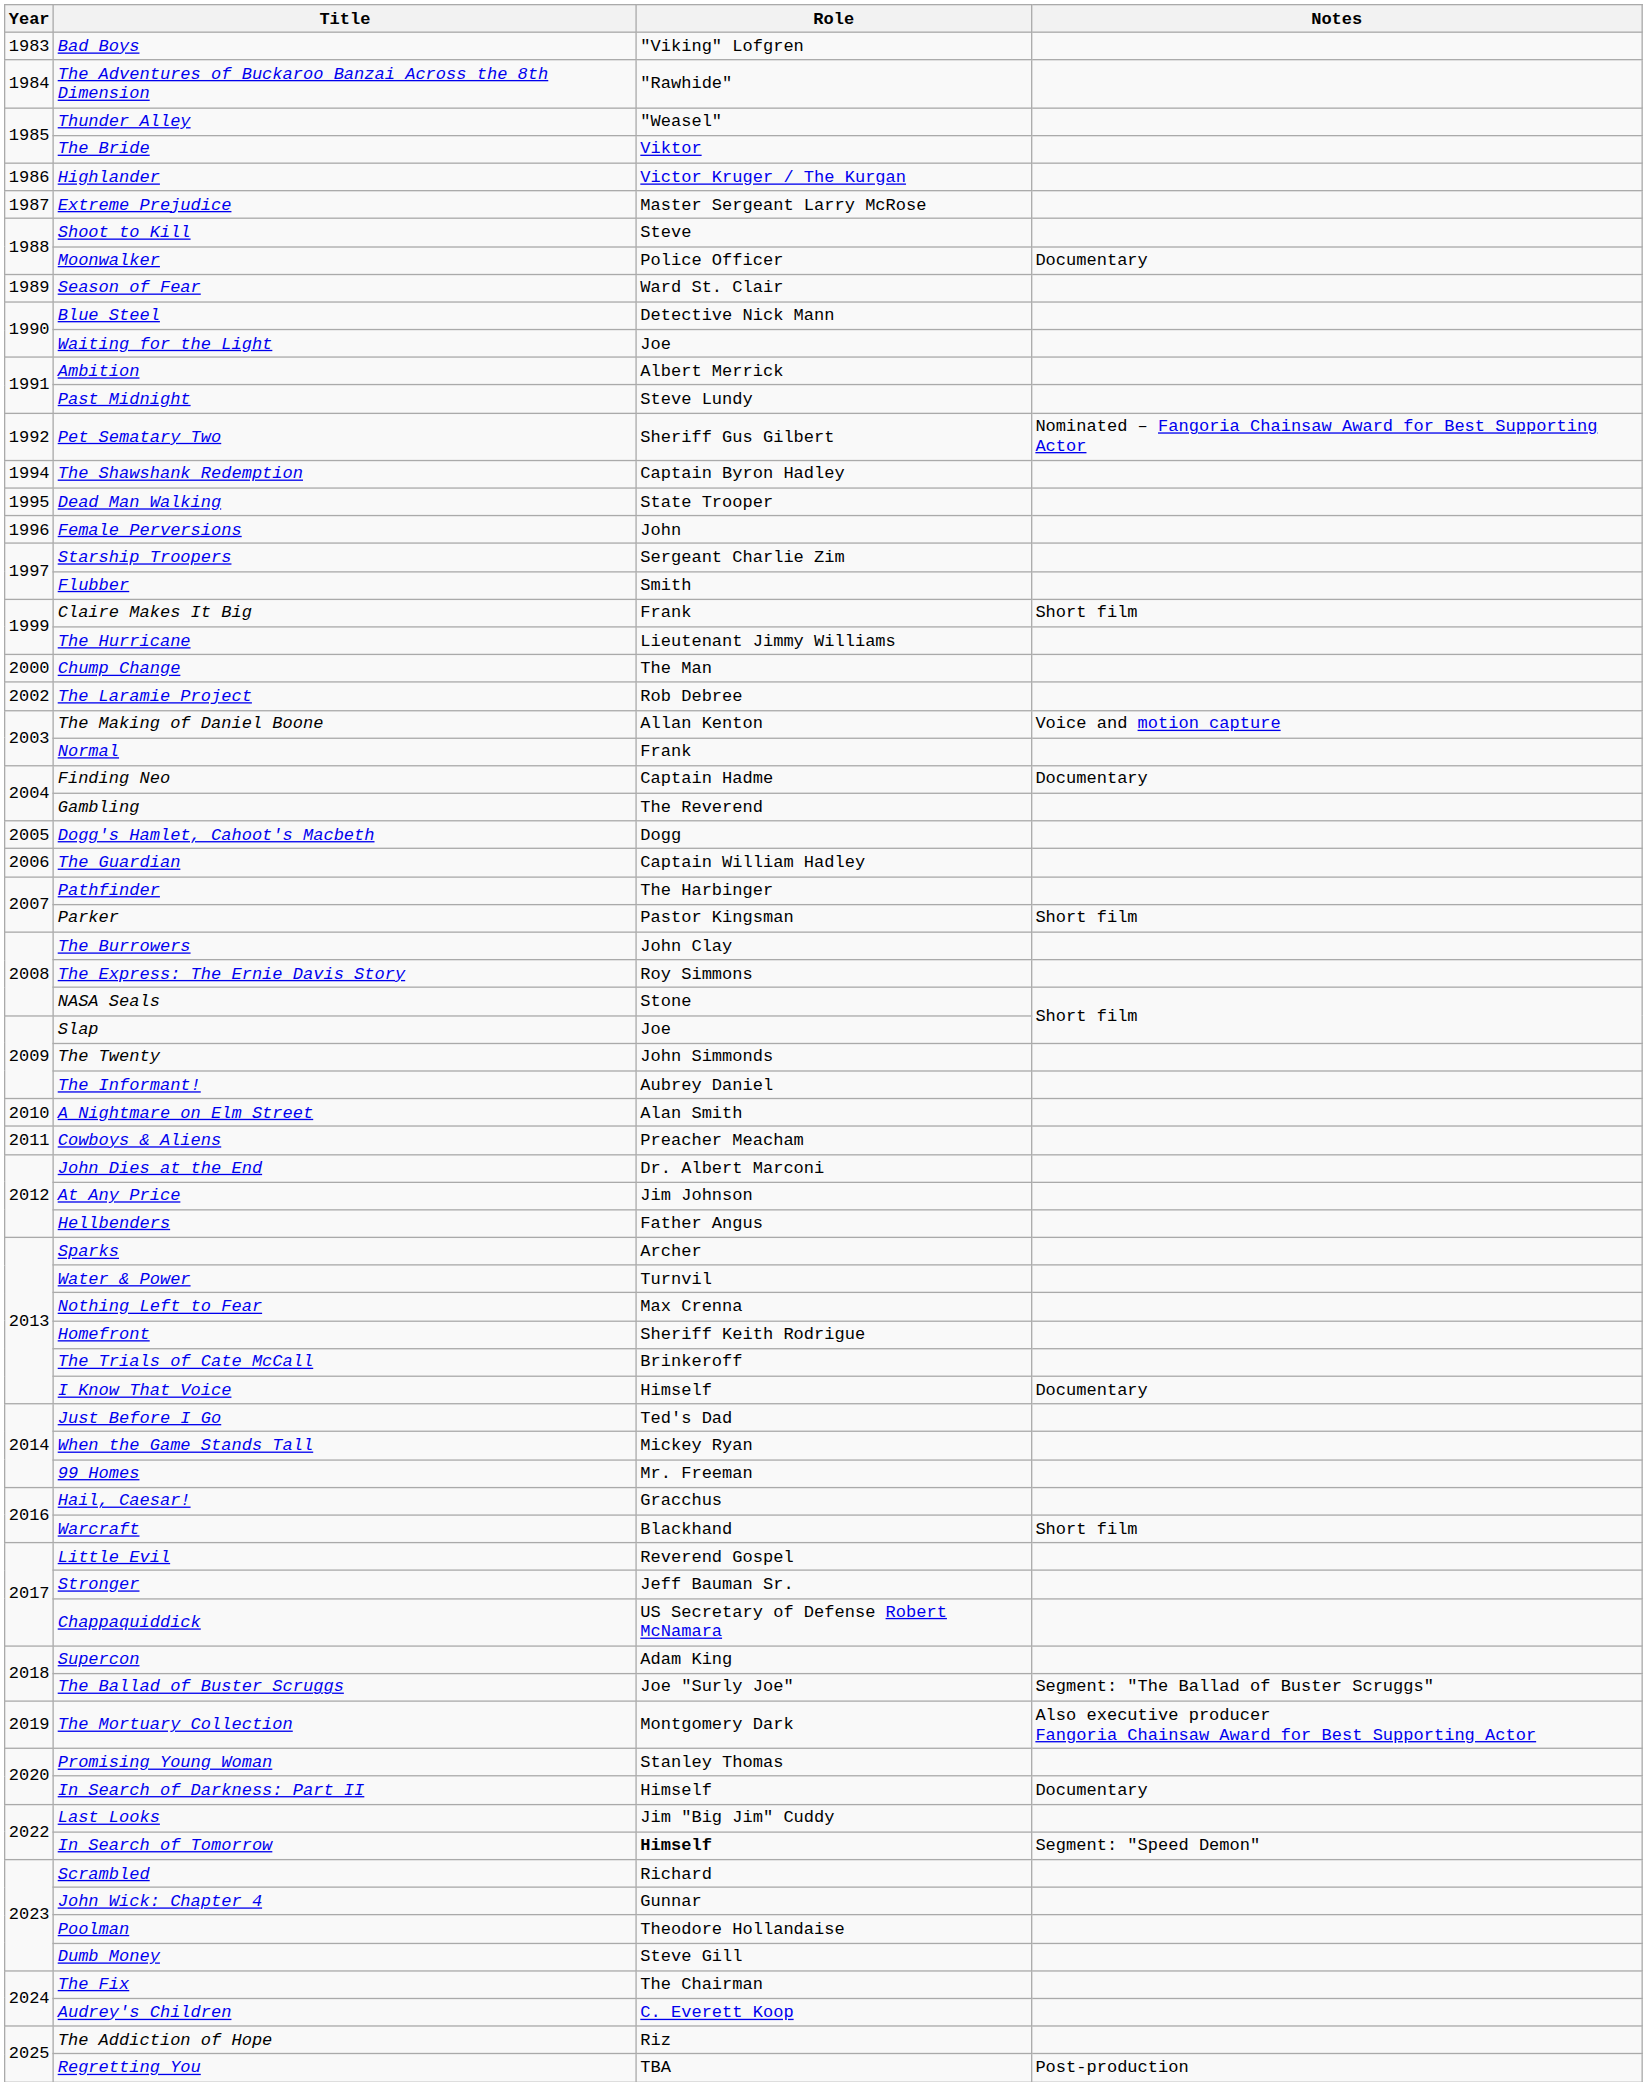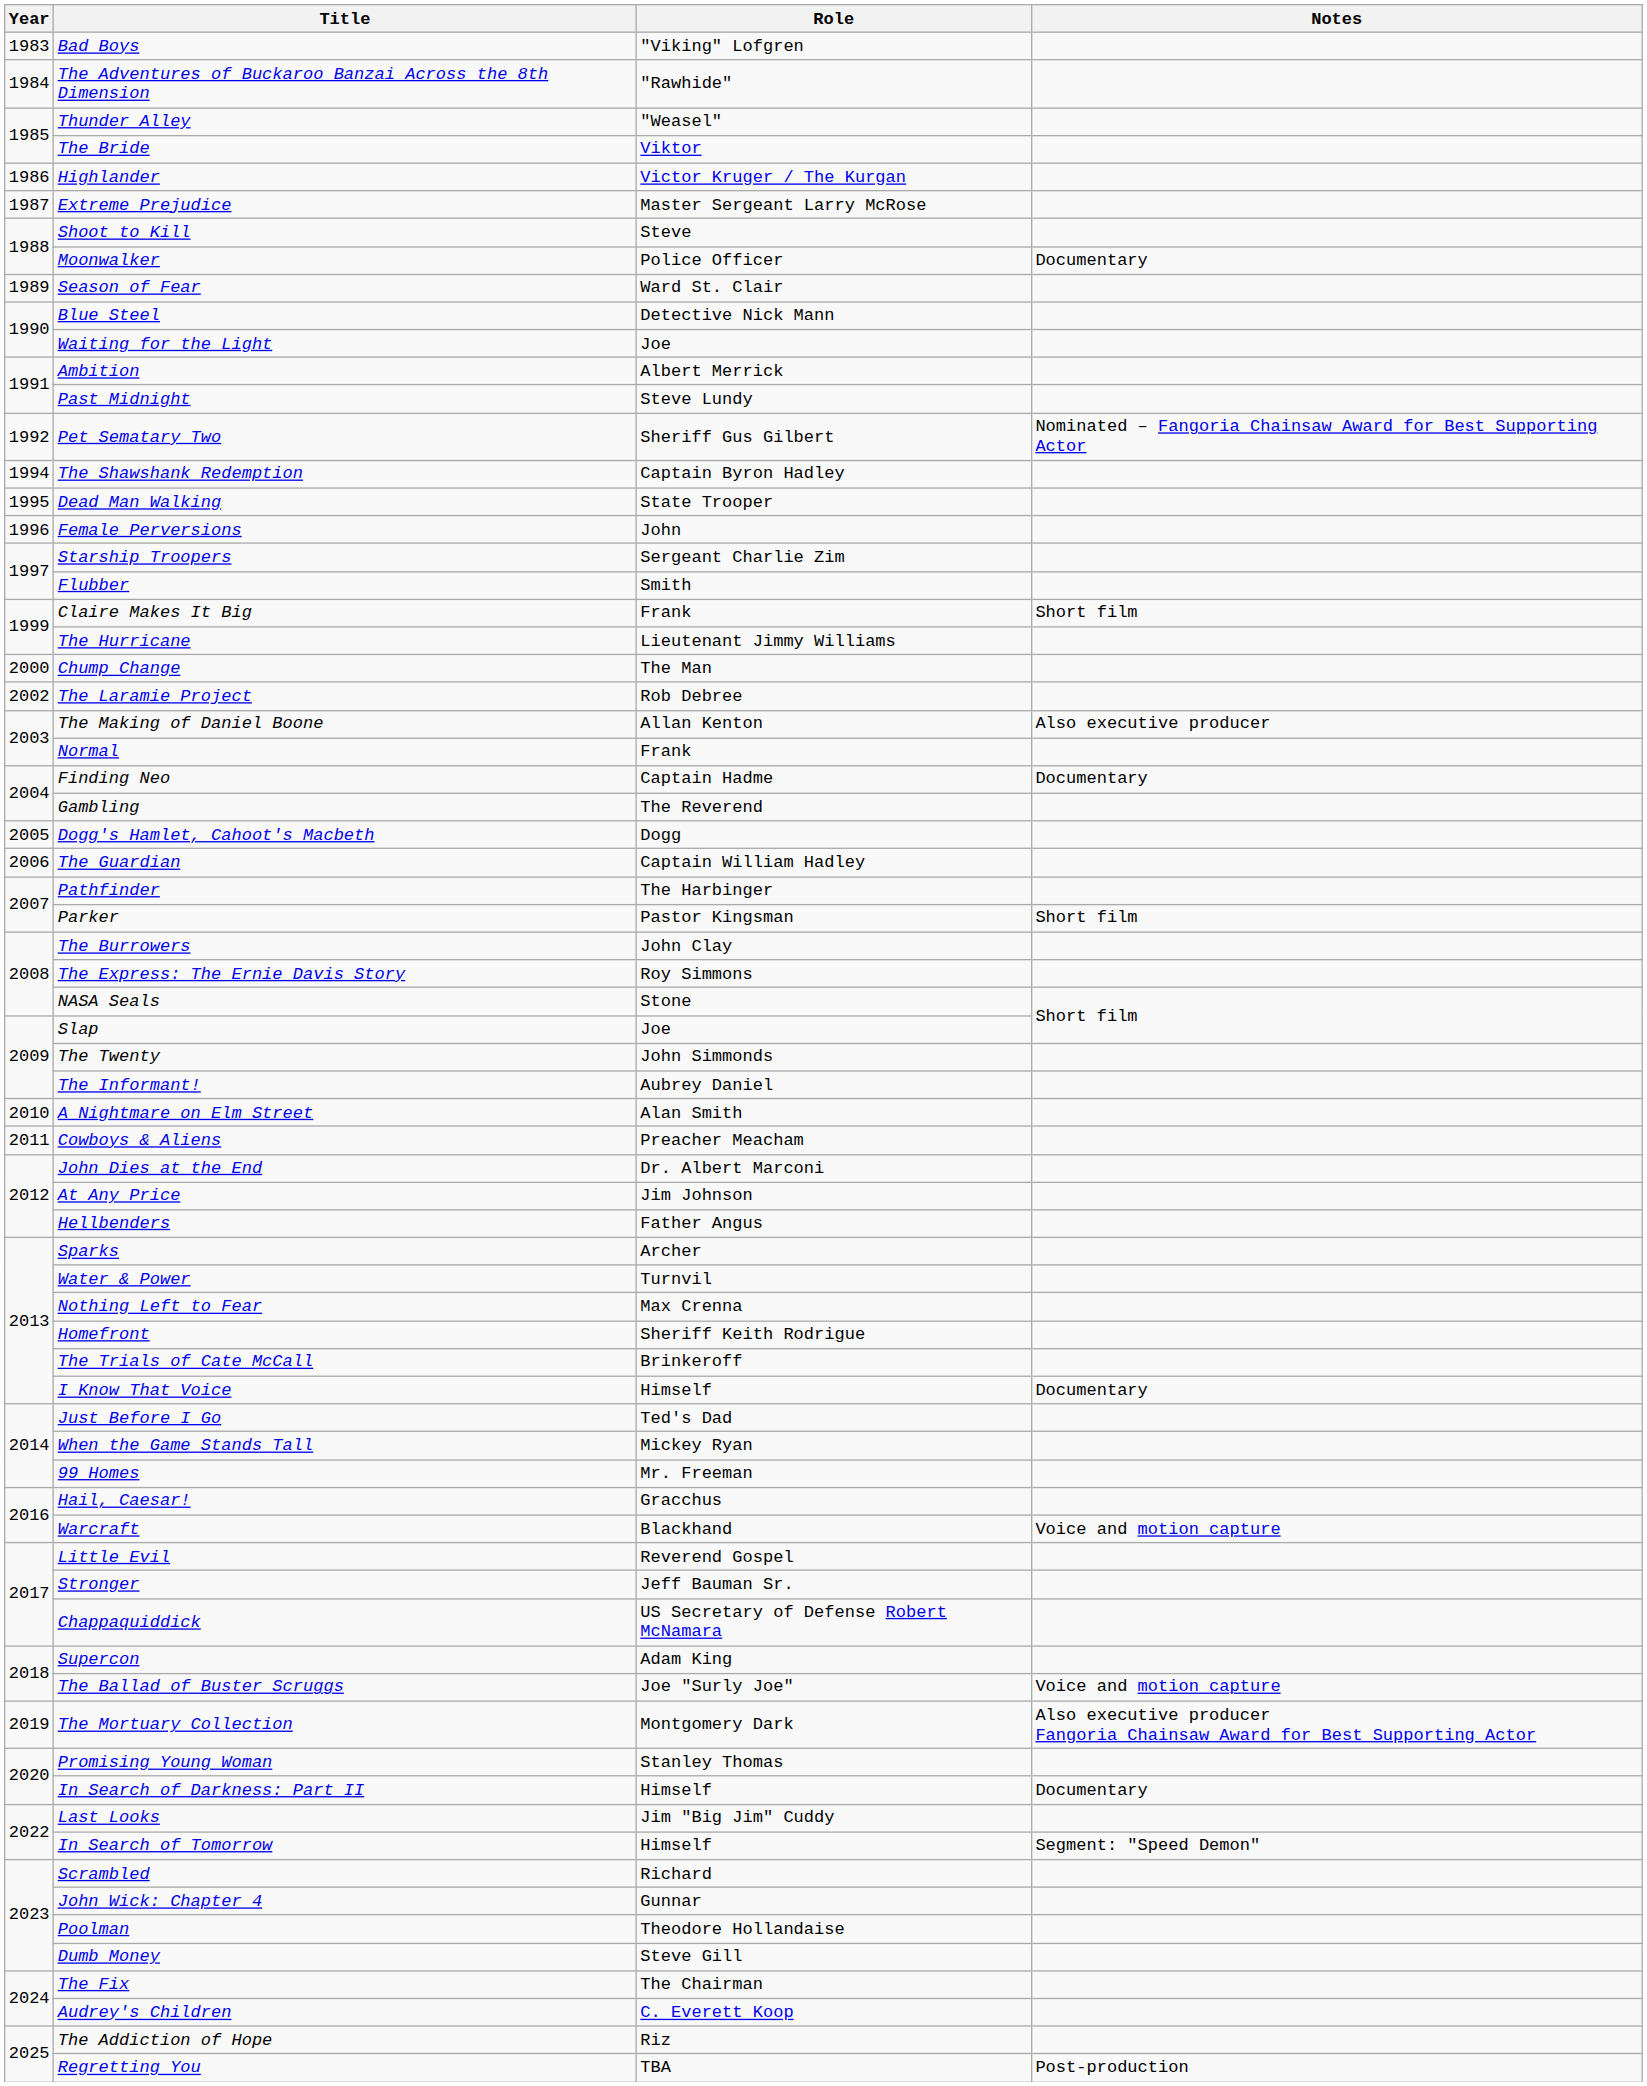(1158, 724) Voice and motion capture -> (1153, 724) Also executive producer
(1086, 1529) Short film -> (1158, 1529) Voice and motion capture
(1235, 1687) Segment: "The Ballad of Buster Scruggs" -> (1158, 1687) Voice and motion capture
(676, 1846) bold -> (676, 1846) normal
